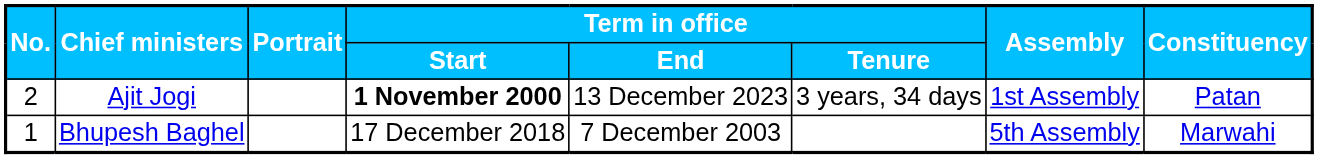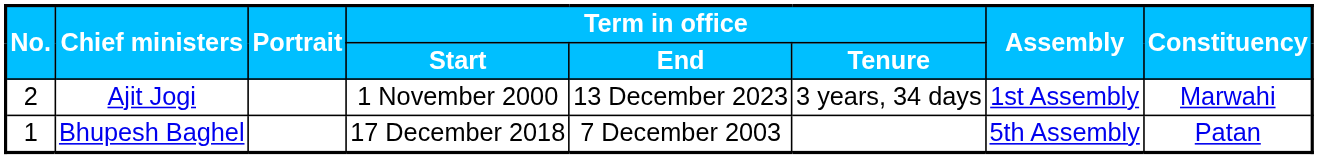(458, 96) bold -> (458, 96) normal
(1228, 96) Patan -> (1228, 96) Marwahi
(1228, 133) Marwahi -> (1228, 133) Patan
